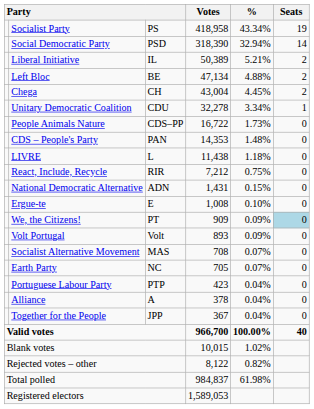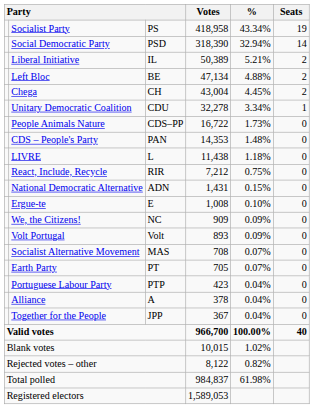(153, 220) PT -> (154, 220) NC
(304, 220) lightblue background -> (304, 220) no background
(154, 268) NC -> (153, 268) PT
